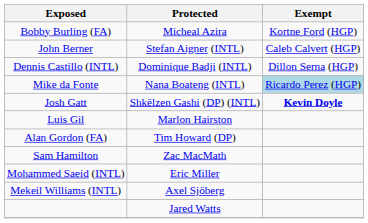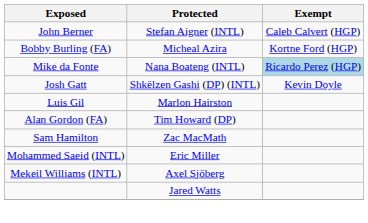rows swapped: (66, 48) <-> (66, 31)
- row: (66, 66)
(313, 102) bold -> (313, 84) normal
